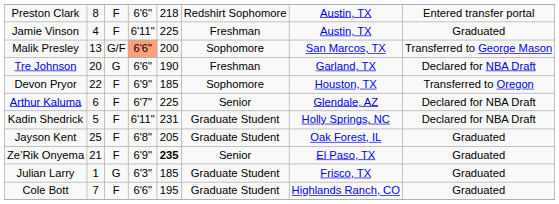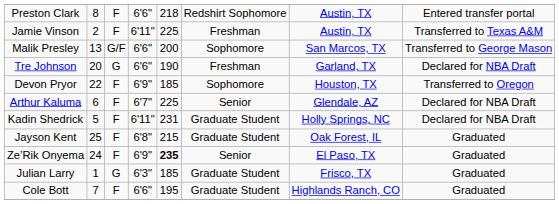(95, 31) 4 -> (95, 31) 2
(479, 31) Graduated -> (479, 31) Transferred to Texas A&M
(143, 48) lightsalmon background -> (143, 48) no background
(169, 137) 205 -> (169, 137) 215
(95, 155) 21 -> (95, 155) 24
